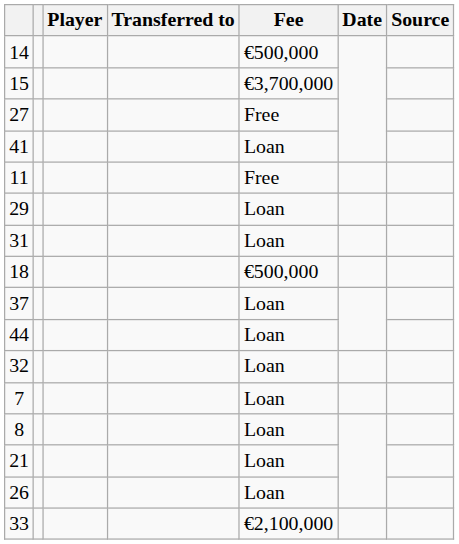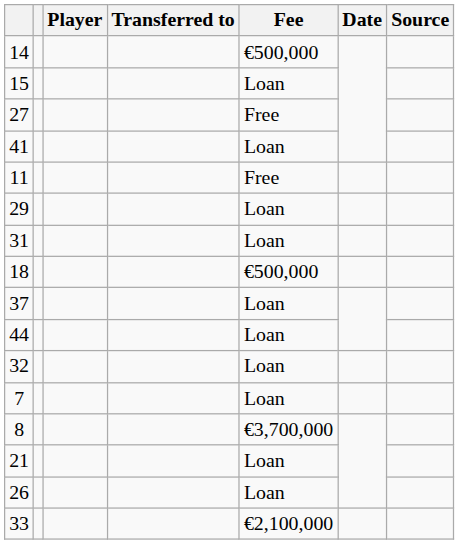(289, 83) €3,700,000 -> (264, 83) Loan
(264, 429) Loan -> (289, 429) €3,700,000
